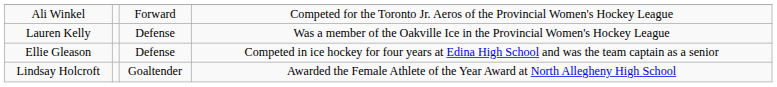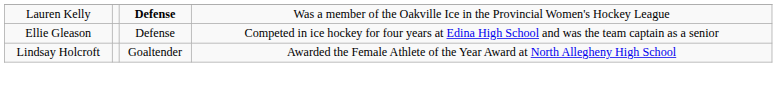- row: (58, 14)
(155, 33) normal -> (155, 14) bold
